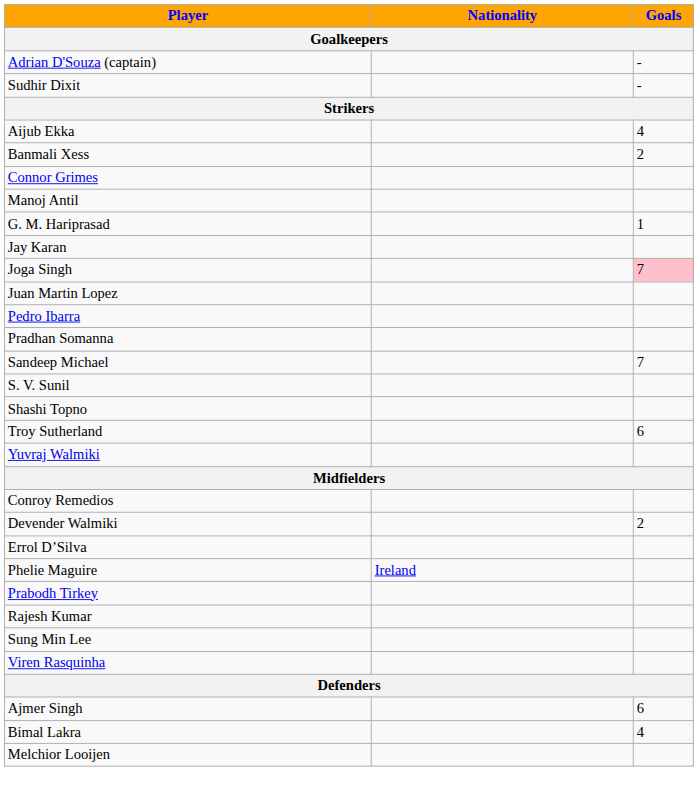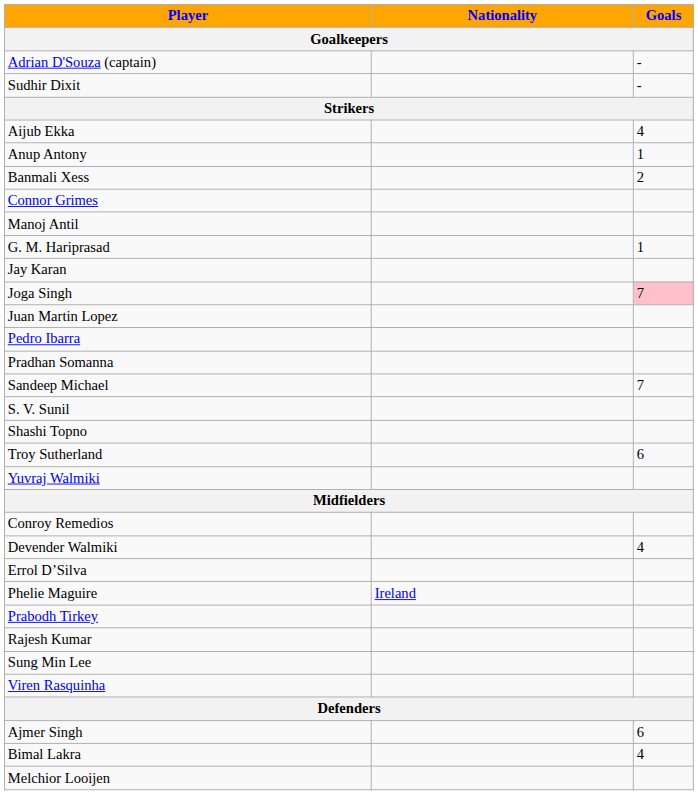+ row: (47, 154)
(640, 524) 2 -> (640, 547) 4
